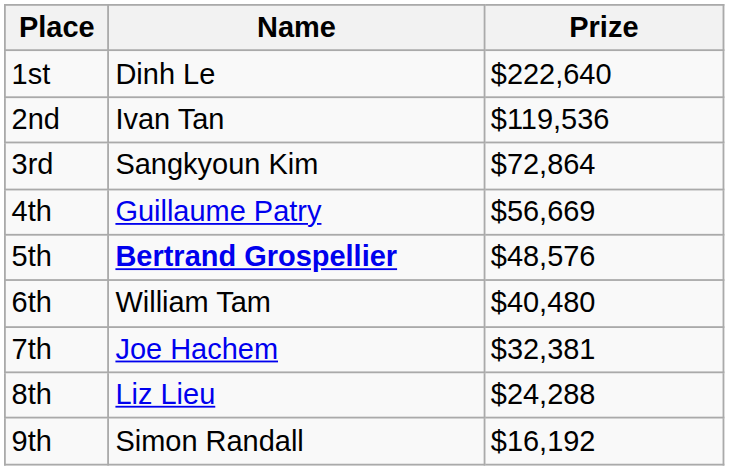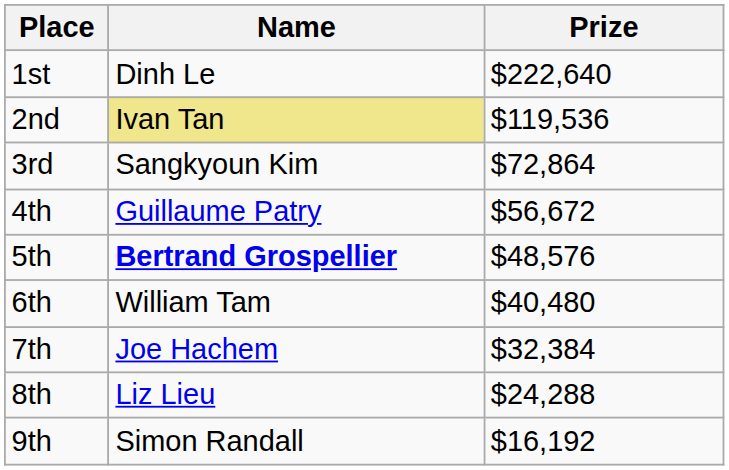(170, 119) no background -> (170, 119) khaki background
(543, 211) $56,669 -> (543, 211) $56,672
(543, 348) $32,381 -> (543, 348) $32,384
